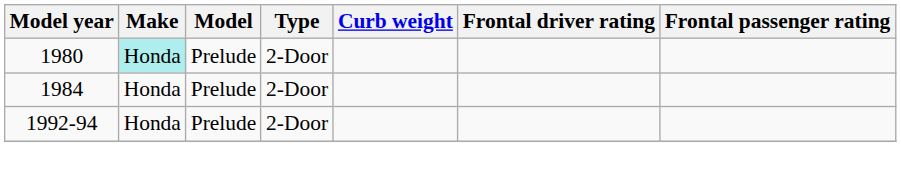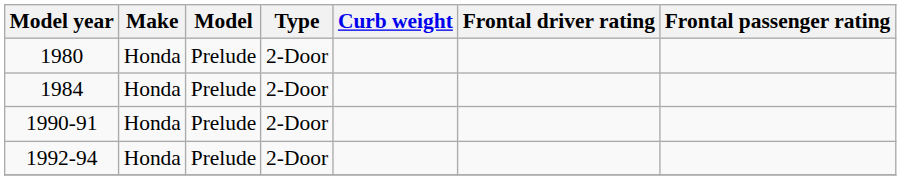(152, 55) paleturquoise background -> (152, 55) no background
+ row: (62, 123)
